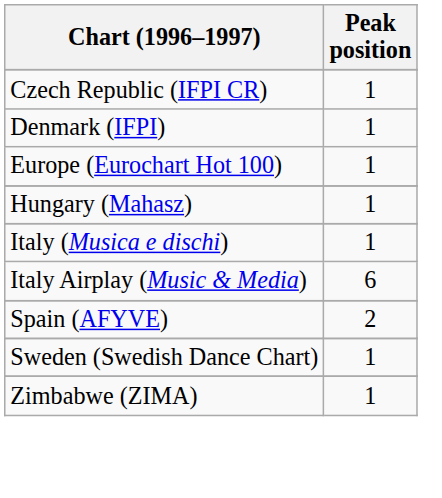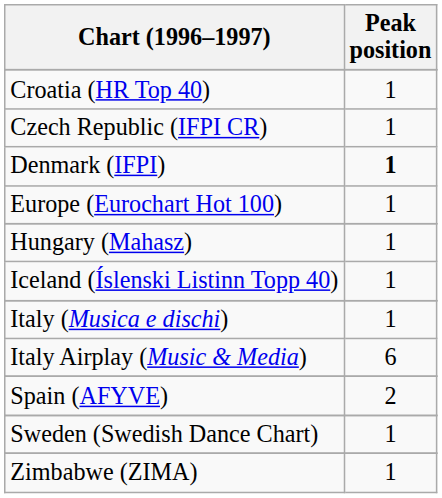+ row: (110, 89)
(370, 127) normal -> (390, 165) bold
+ row: (174, 280)
